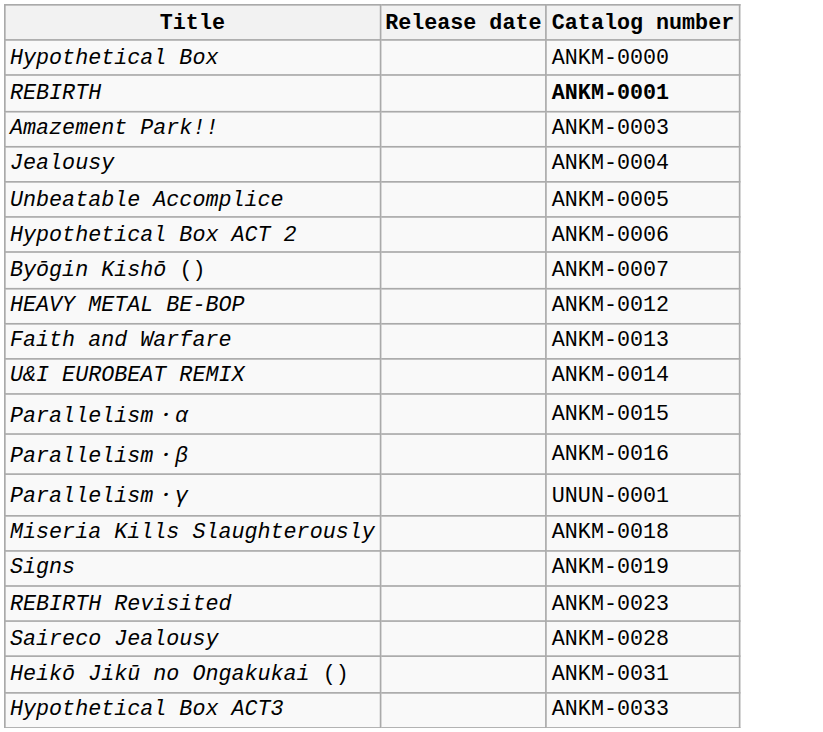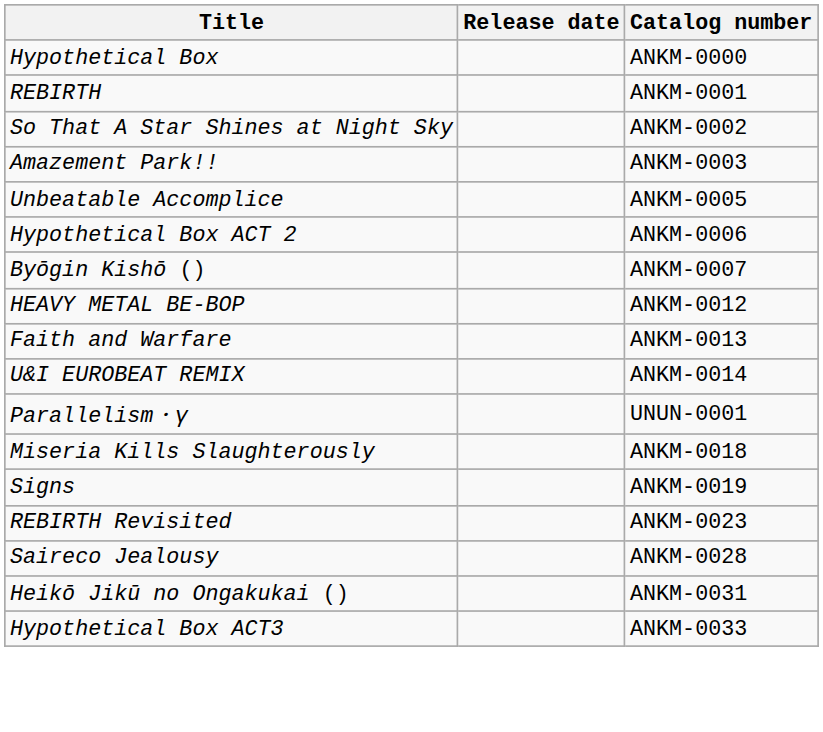(610, 93) bold -> (689, 93) normal
+ row: (231, 129)
- row: (62, 164)
- row: (99, 415)
- row: (99, 455)
